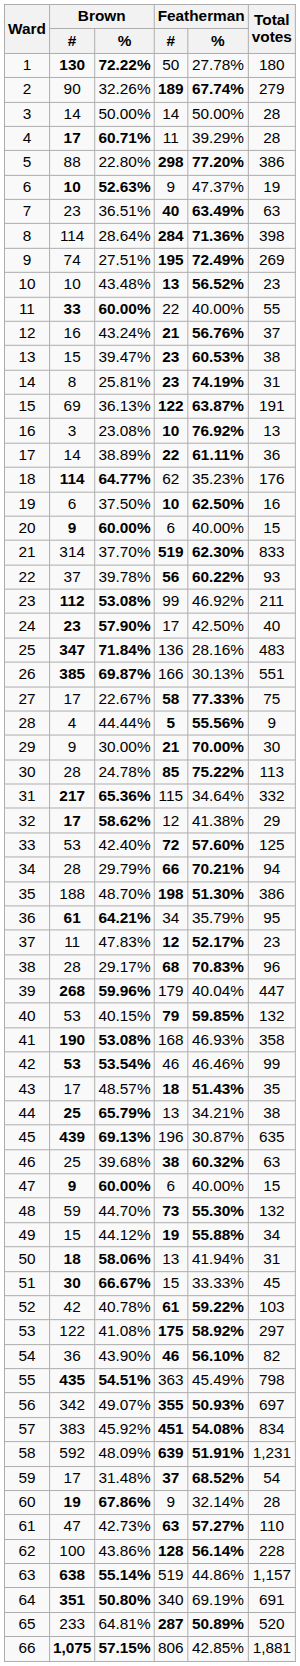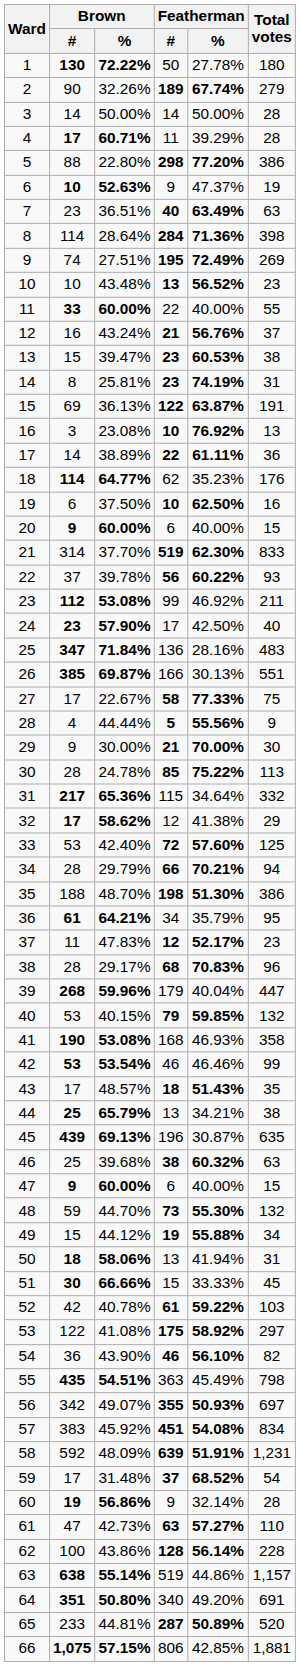(125, 1283) 66.67% -> (125, 1283) 66.66%
(125, 1502) 67.86% -> (125, 1502) 56.86%
(218, 1600) 69.19% -> (218, 1600) 49.20%
(125, 1624) 64.81% -> (125, 1624) 44.81%
